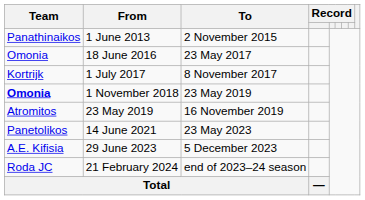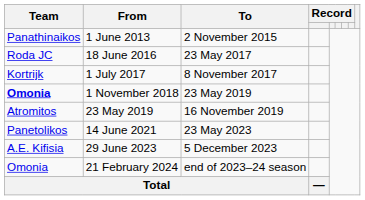(28, 56) Omonia -> (30, 56) Roda JC
(30, 167) Roda JC -> (28, 167) Omonia
